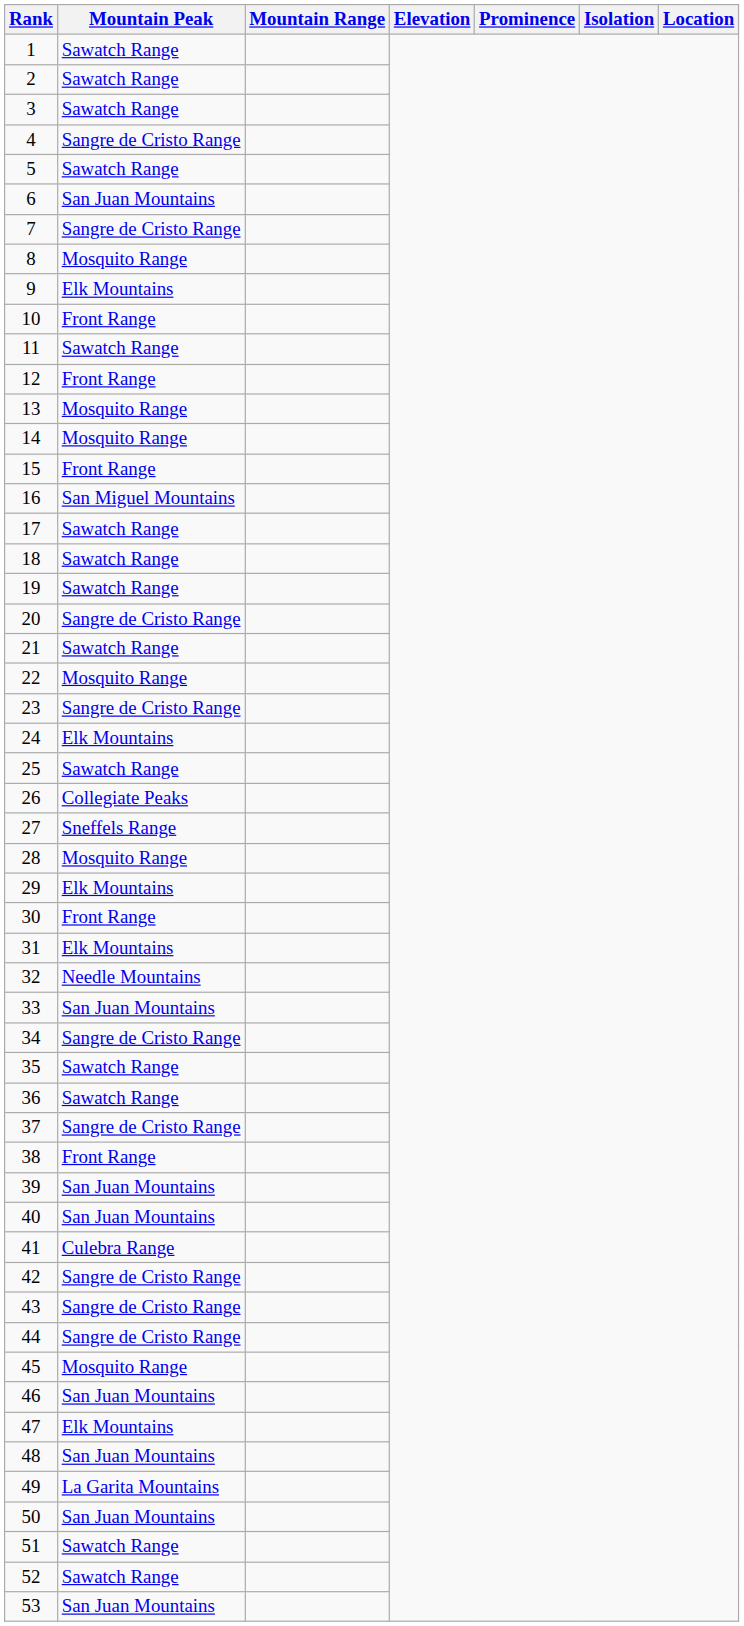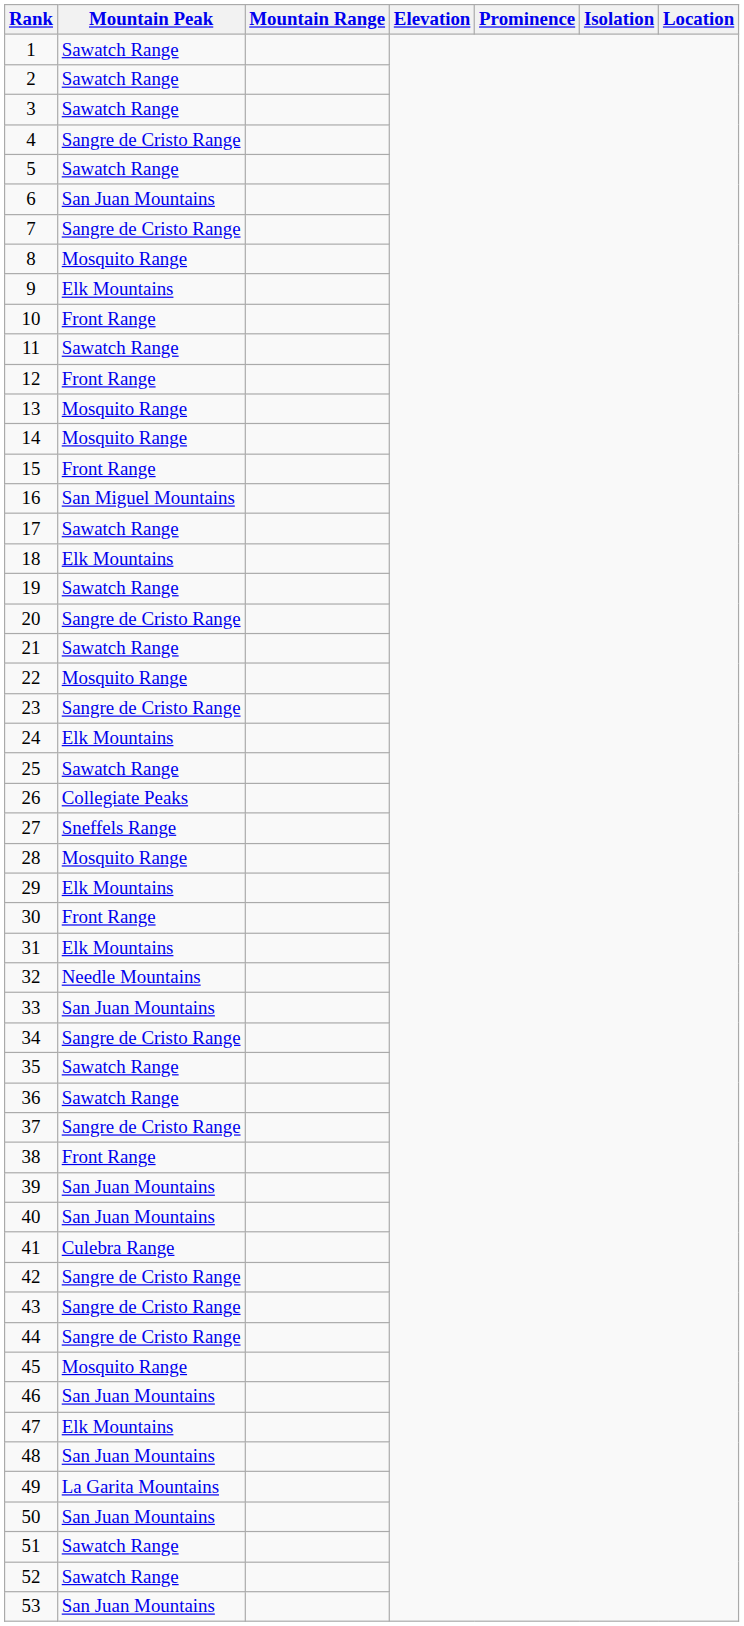(120, 558) Sawatch Range -> (118, 558) Elk Mountains
